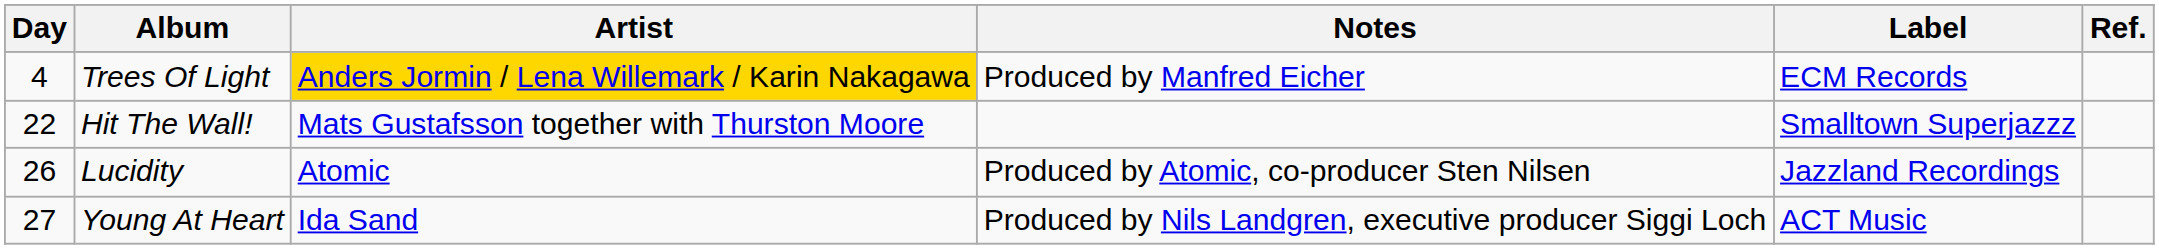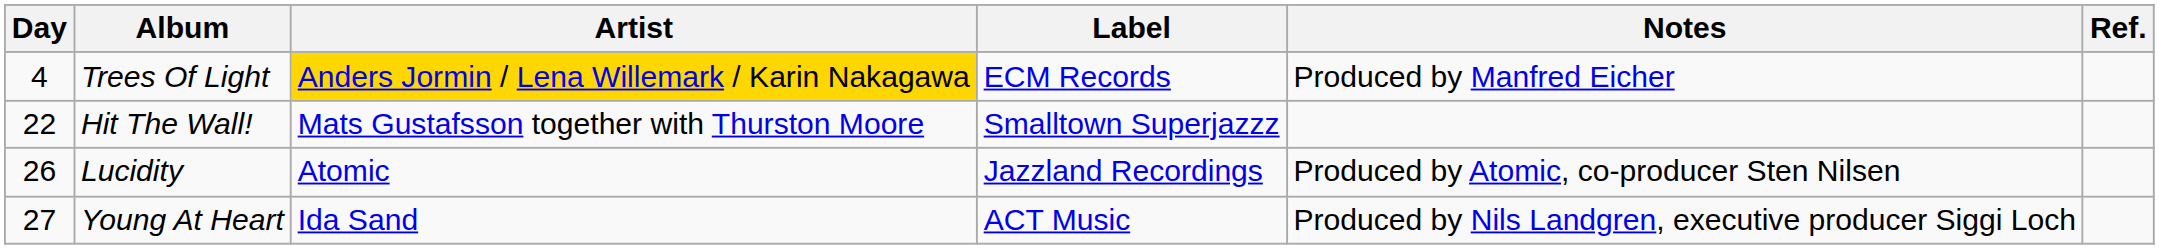columns swapped: (1928, 28) <-> (1375, 28)
